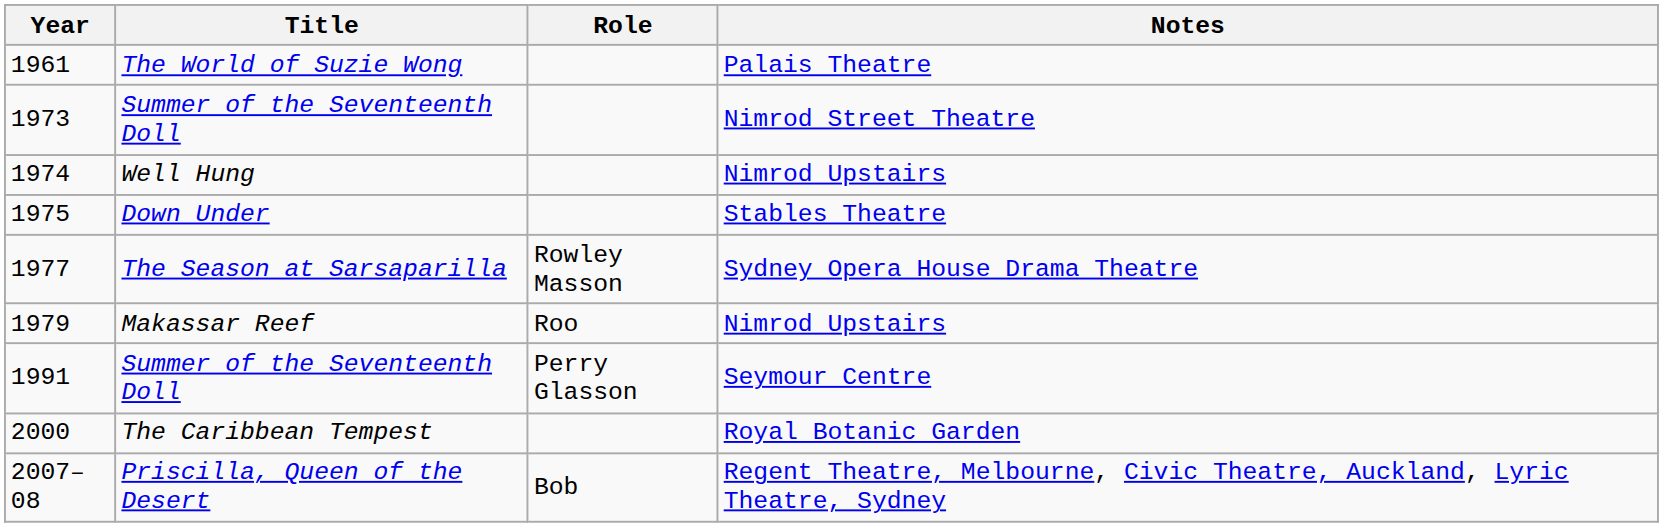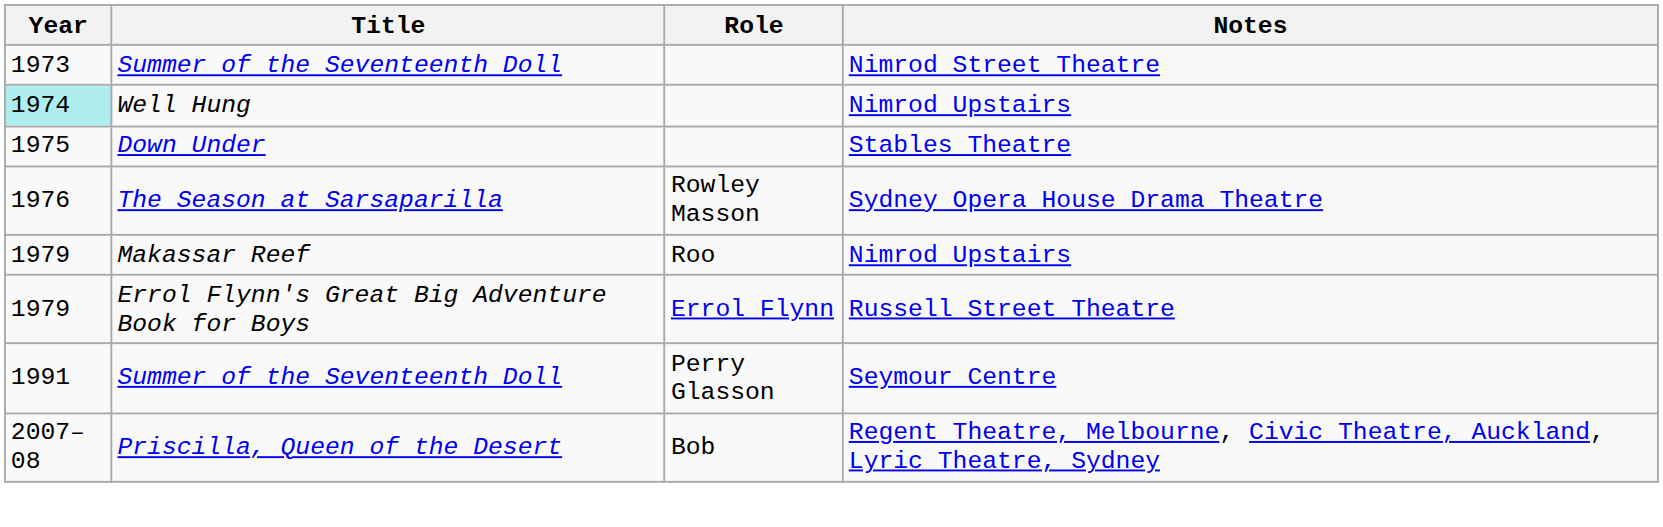- row: (292, 65)
(40, 174) no background -> (40, 106) paleturquoise background
(40, 269) 1977 -> (40, 200) 1976
+ row: (362, 309)
- row: (277, 433)
